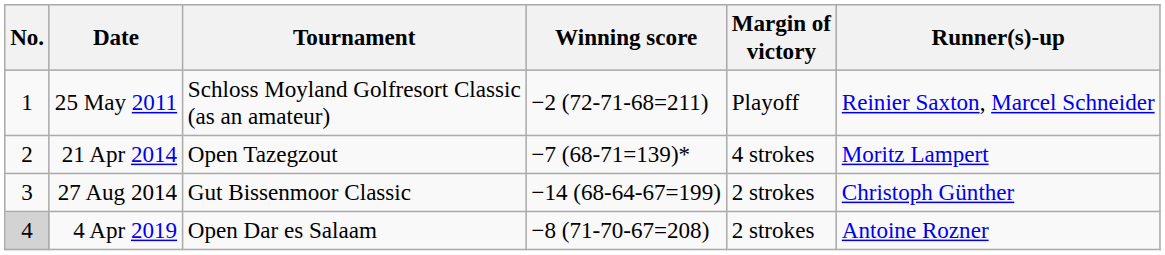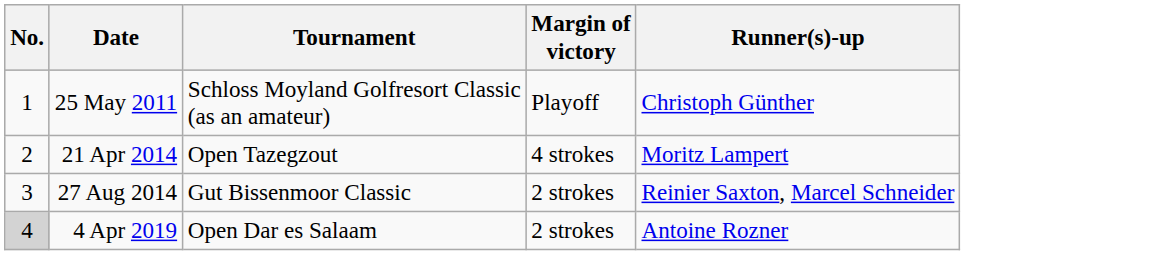- column: (626, 37)
(998, 102) Reinier Saxton, Marcel Schneider -> (728, 102) Christoph Günther
(928, 192) Christoph Günther -> (798, 192) Reinier Saxton, Marcel Schneider
